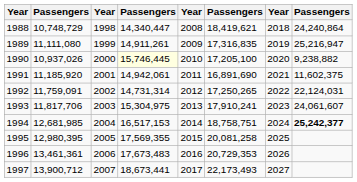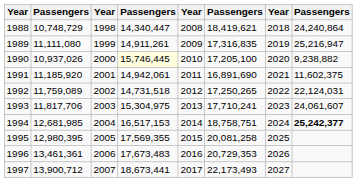(58, 91) 11,759,091 -> (58, 91) 11,759,089
(145, 91) 14,731,314 -> (145, 91) 14,731,518
(232, 106) 17,910,241 -> (232, 106) 17,710,241
